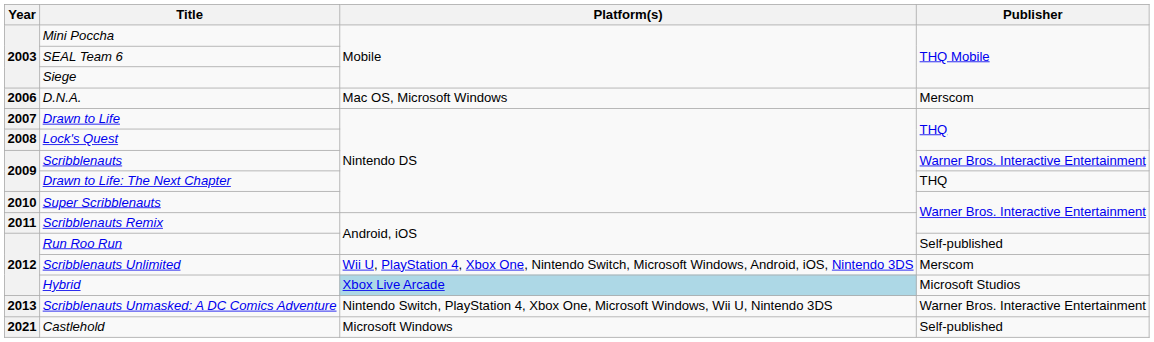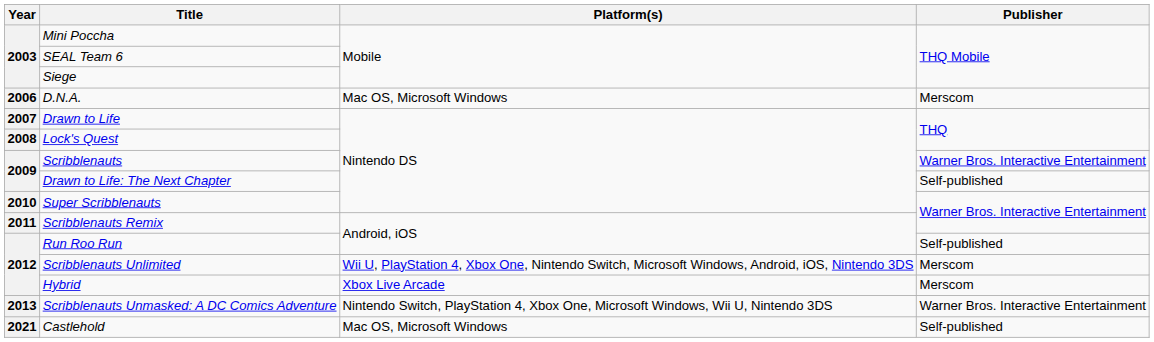(933, 181) THQ -> (961, 181) Self-published
(394, 285) lightblue background -> (394, 285) no background
(970, 285) Microsoft Studios -> (947, 285) Merscom
(398, 327) Microsoft Windows -> (425, 327) Mac OS, Microsoft Windows
